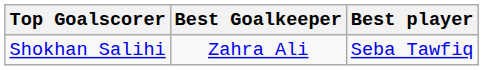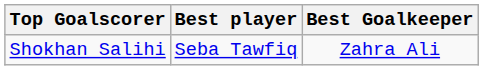columns swapped: (412, 20) <-> (258, 20)
